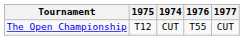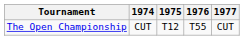columns swapped: (170, 12) <-> (143, 12)
